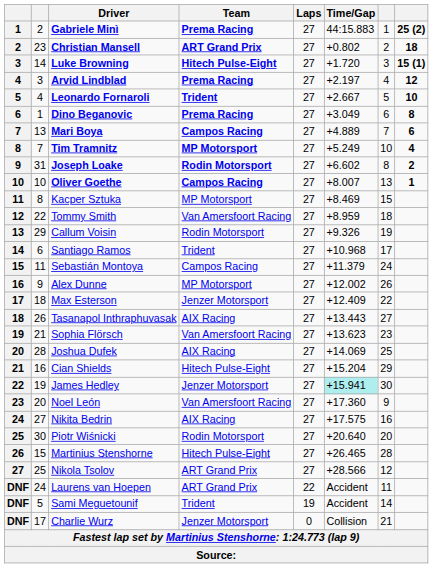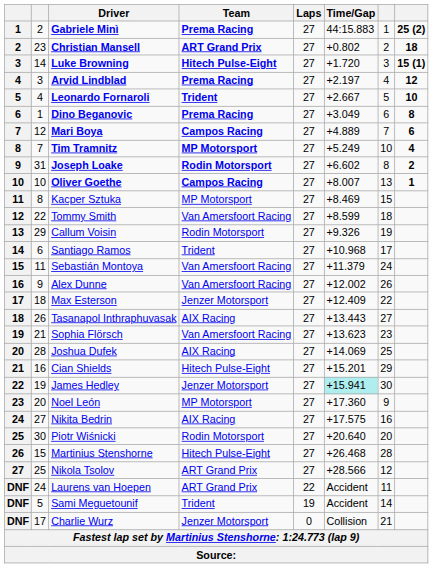(40, 131) 13 -> (40, 131) 12
(343, 216) +8.959 -> (343, 216) +8.599
(220, 266) Campos Racing -> (236, 266) Van Amersfoort Racing
(217, 283) MP Motorsport -> (236, 283) Van Amersfoort Racing
(346, 368) +15.204 -> (346, 368) +15.201
(236, 402) Van Amersfoort Racing -> (217, 402) MP Motorsport
(346, 453) +26.465 -> (346, 453) +26.468
